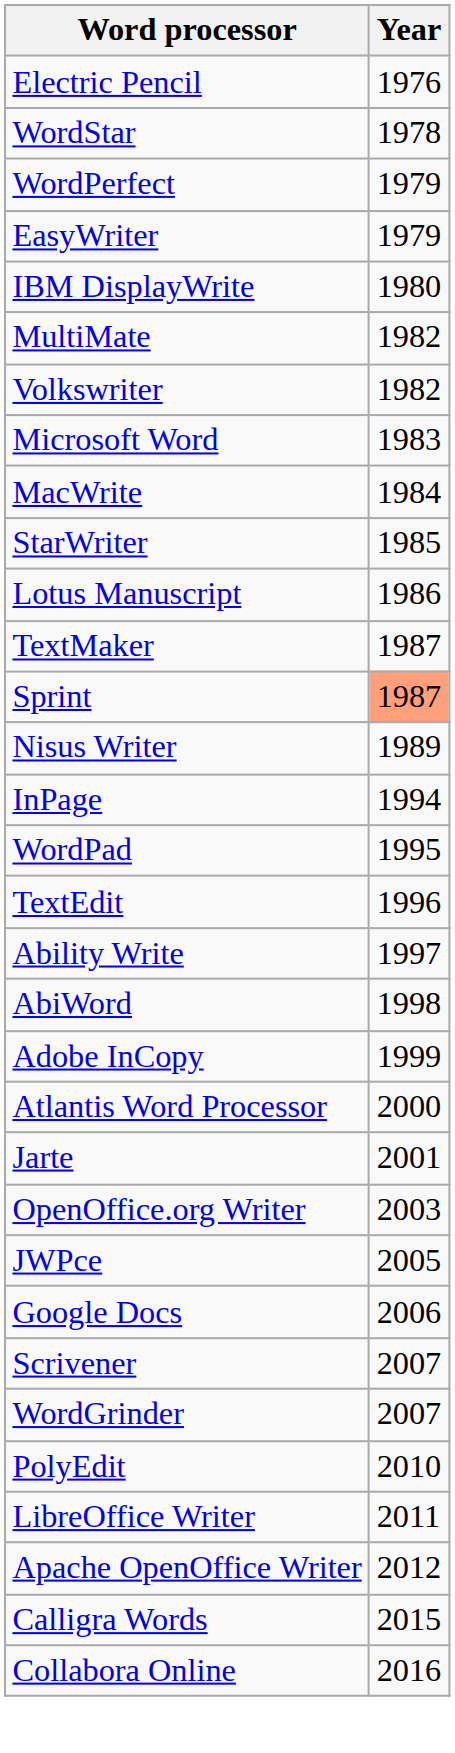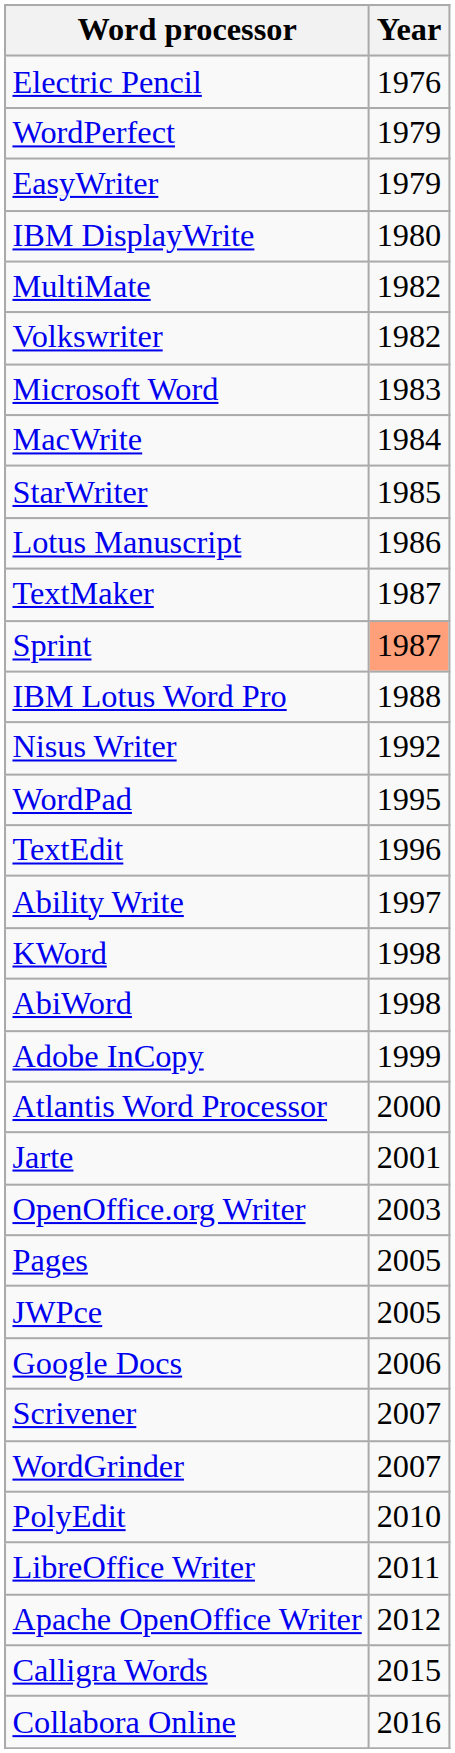- row: (74, 132)
+ row: (150, 696)
(409, 747) 1989 -> (409, 747) 1992
- row: (57, 798)
+ row: (60, 952)
+ row: (50, 1260)
